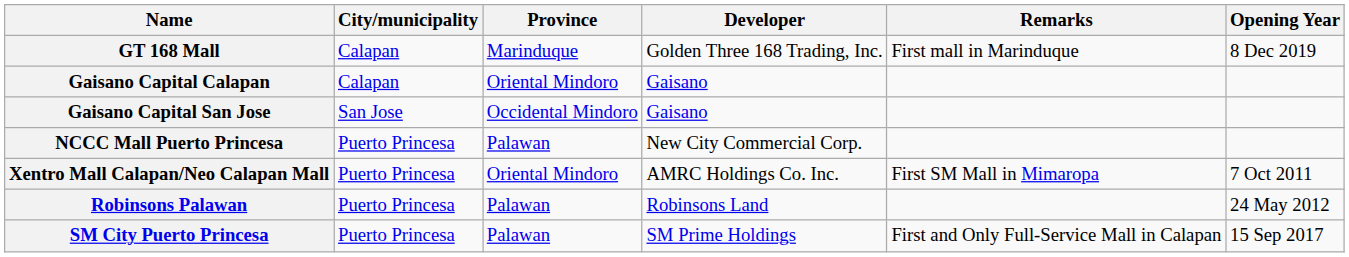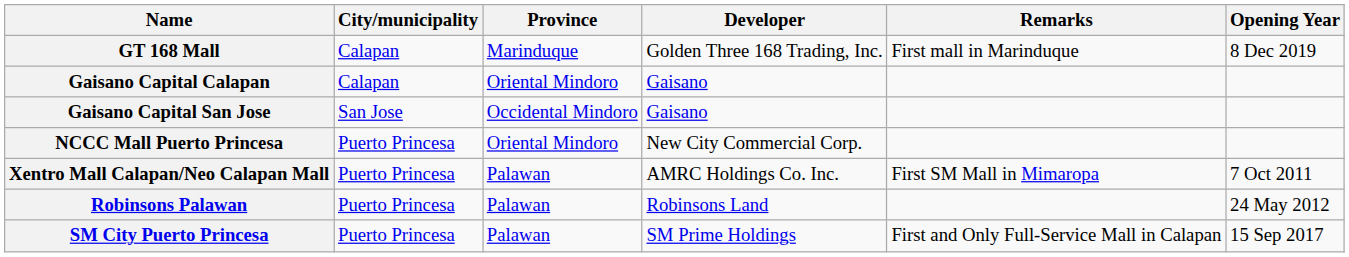(518, 143) Palawan -> (552, 143) Oriental Mindoro
(552, 174) Oriental Mindoro -> (518, 174) Palawan
